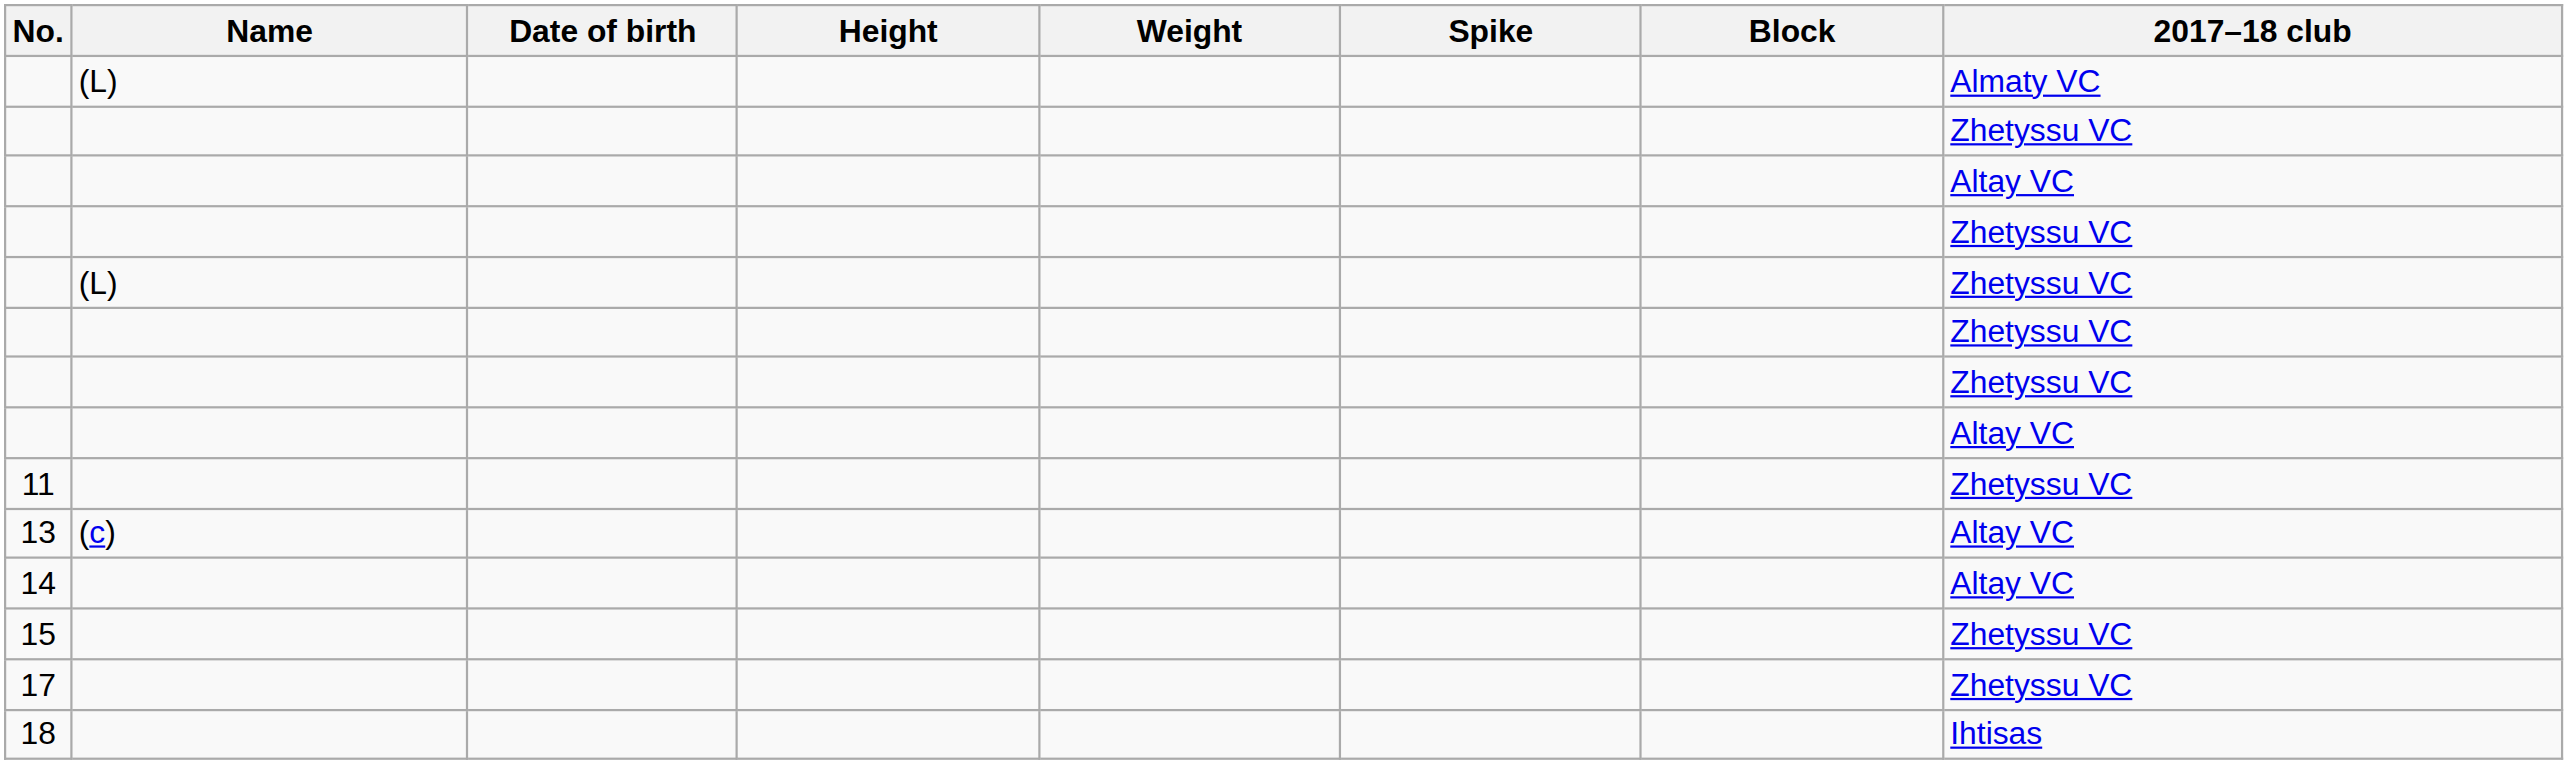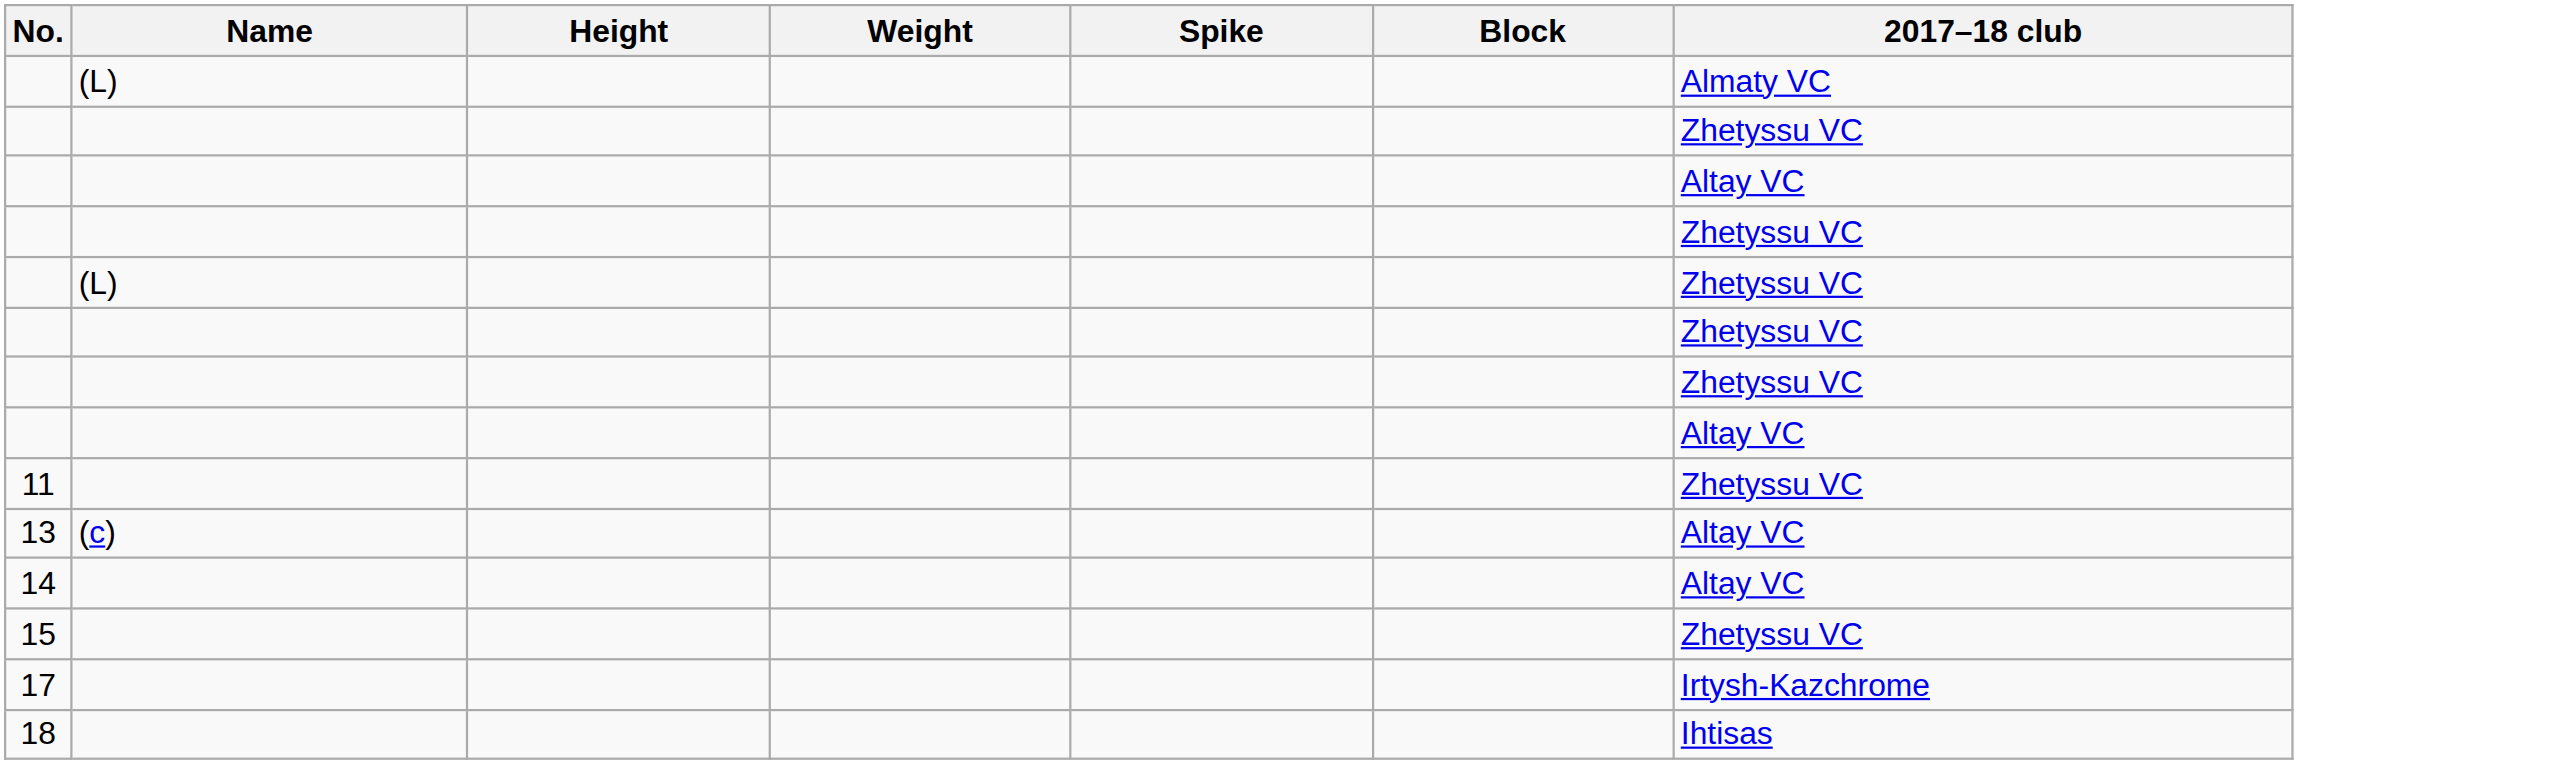- column: (603, 31)
(2041, 684) Zhetyssu VC -> (1805, 684) Irtysh-Kazchrome
